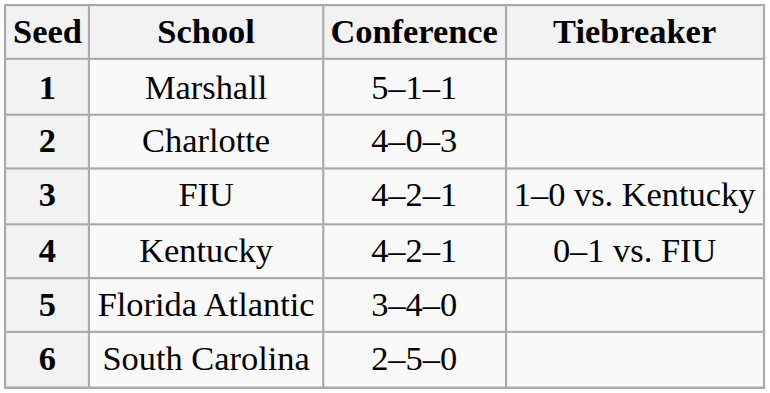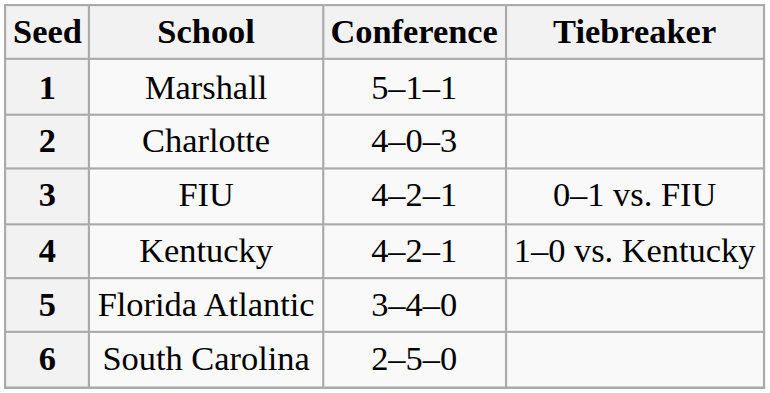(635, 195) 1–0 vs. Kentucky -> (635, 195) 0–1 vs. FIU
(635, 250) 0–1 vs. FIU -> (635, 250) 1–0 vs. Kentucky
